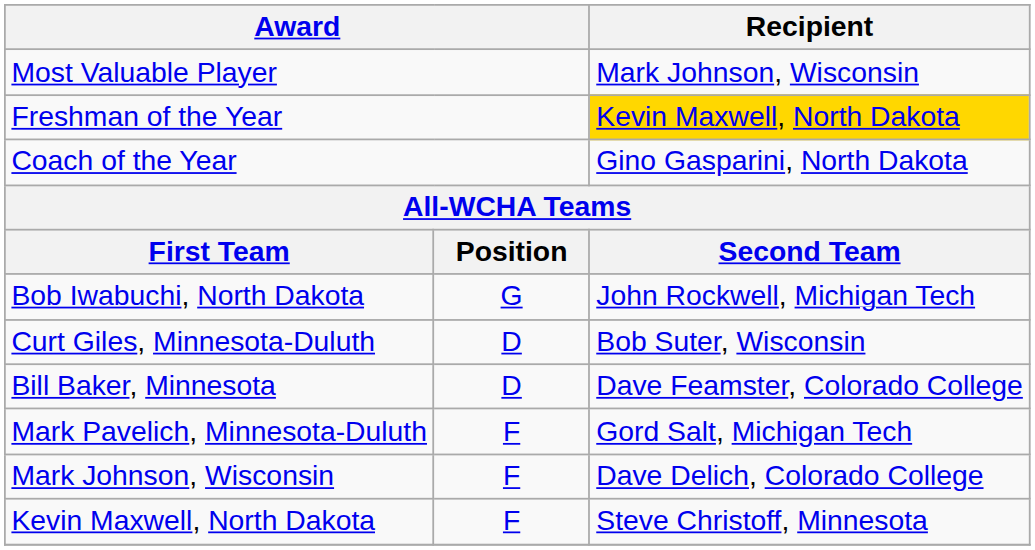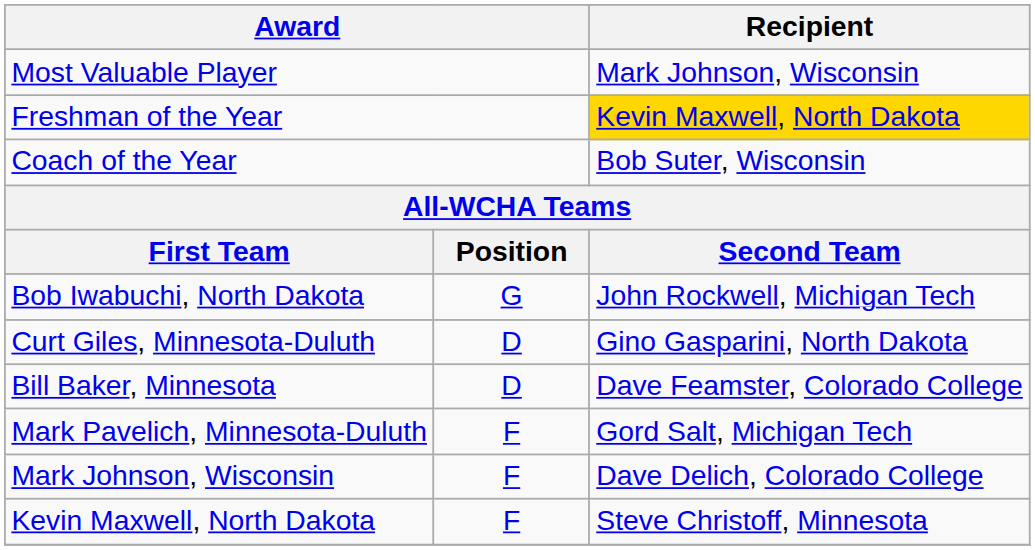(782, 161) Gino Gasparini, North Dakota -> (731, 161) Bob Suter, Wisconsin
(731, 341) Bob Suter, Wisconsin -> (782, 341) Gino Gasparini, North Dakota
